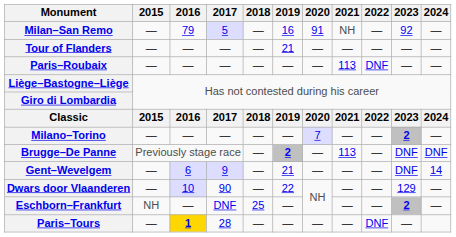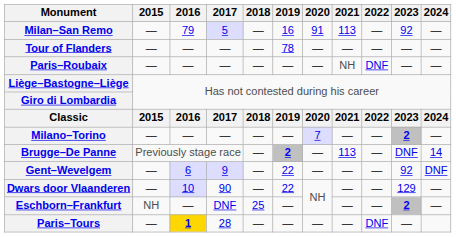(347, 30) NH -> (347, 30) 113
(288, 48) 21 -> (288, 48) 78
(347, 65) 113 -> (347, 65) NH
(436, 153) DNF -> (436, 153) 14
(288, 170) 21 -> (288, 170) 22
(406, 170) DNF -> (406, 170) 92
(436, 170) 14 -> (436, 170) DNF
